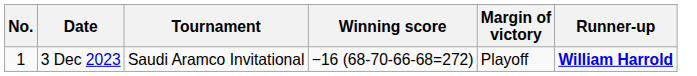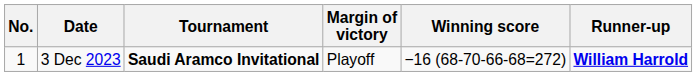columns swapped: (393, 26) <-> (516, 26)
(216, 59) normal -> (224, 59) bold
